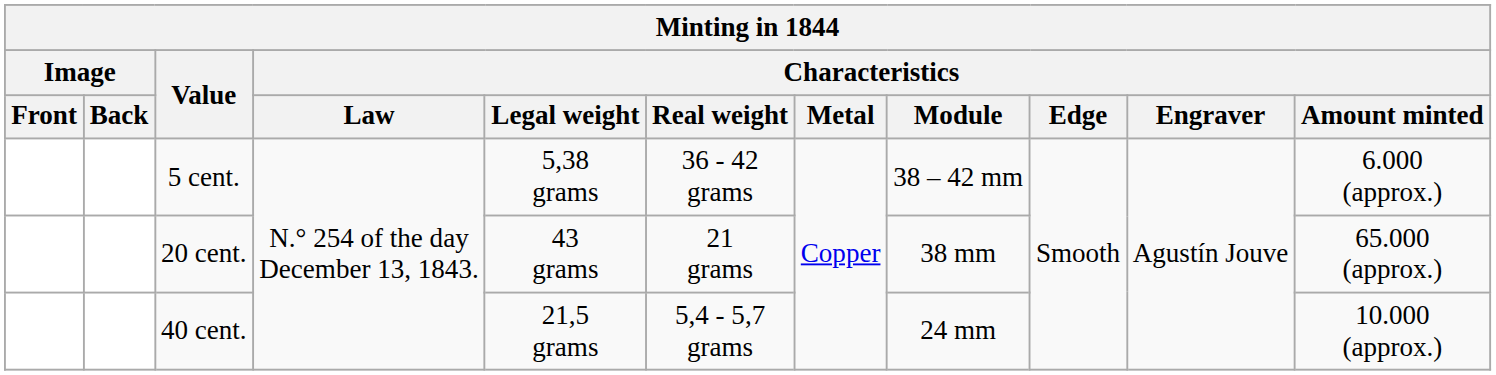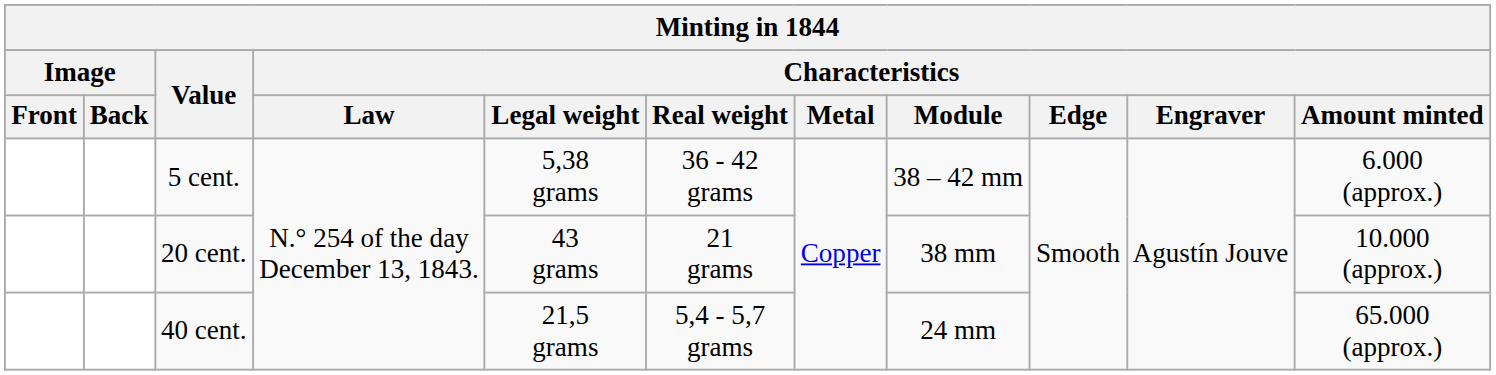(1392, 253) 65.000 (approx.) -> (1392, 253) 10.000 (approx.)
(1392, 330) 10.000 (approx.) -> (1392, 330) 65.000 (approx.)
